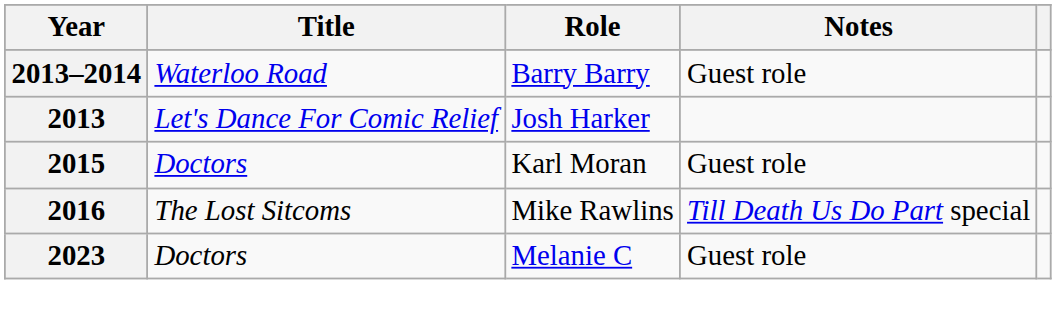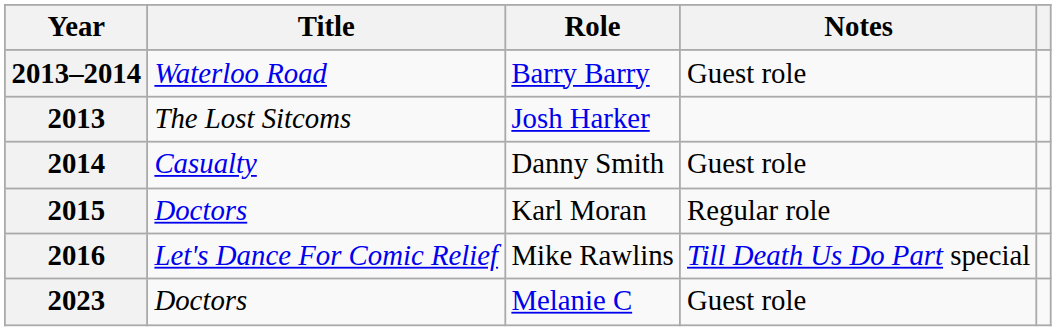(326, 118) Let's Dance For Comic Relief -> (253, 118) The Lost Sitcoms
+ row: (76, 164)
(747, 164) Guest role -> (759, 210) Regular role
(253, 210) The Lost Sitcoms -> (326, 255) Let's Dance For Comic Relief
